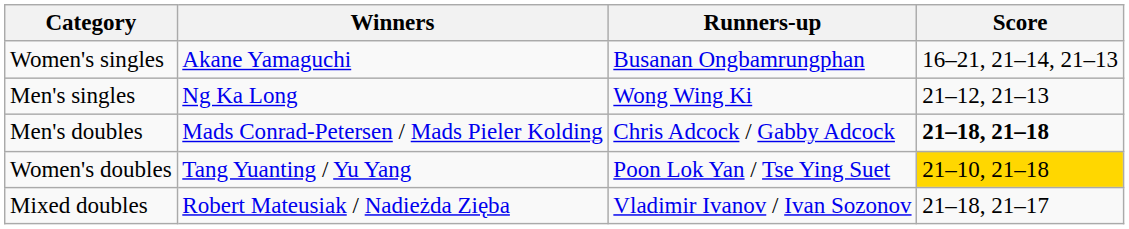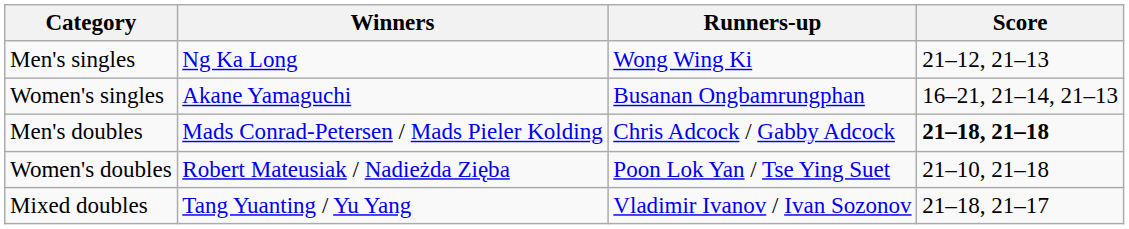rows swapped: (73, 95) <-> (87, 59)
(297, 168) Tang Yuanting / Yu Yang -> (346, 168) Robert Mateusiak / Nadieżda Zięba
(986, 168) gold background -> (986, 168) no background
(346, 205) Robert Mateusiak / Nadieżda Zięba -> (297, 205) Tang Yuanting / Yu Yang
